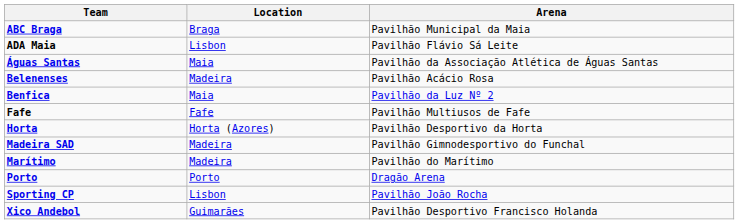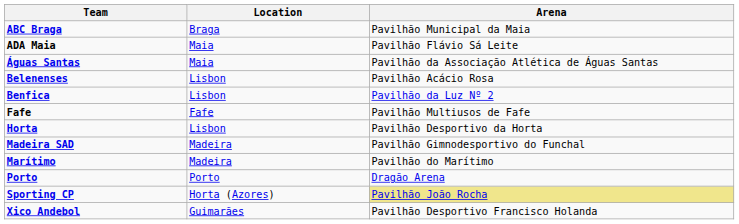(207, 46) Lisbon -> (201, 46) Maia
(211, 79) Madeira -> (207, 79) Lisbon
(201, 95) Maia -> (207, 95) Lisbon
(232, 128) Horta (Azores) -> (207, 128) Lisbon
(207, 194) Lisbon -> (232, 194) Horta (Azores)
(429, 194) no background -> (429, 194) khaki background
